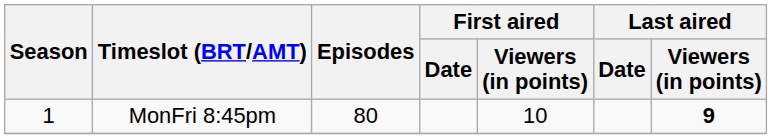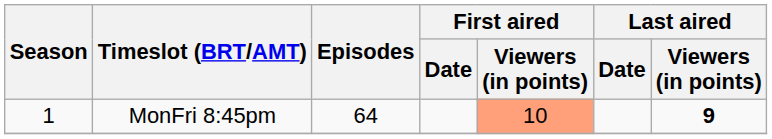(366, 116) 80 -> (366, 116) 64
(535, 116) no background -> (535, 116) lightsalmon background
